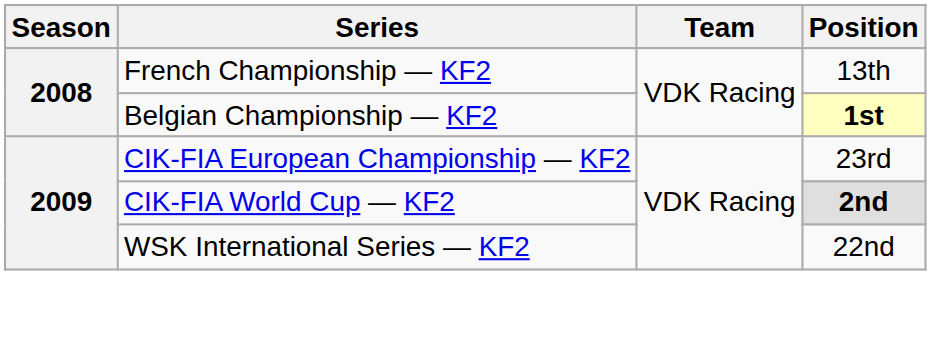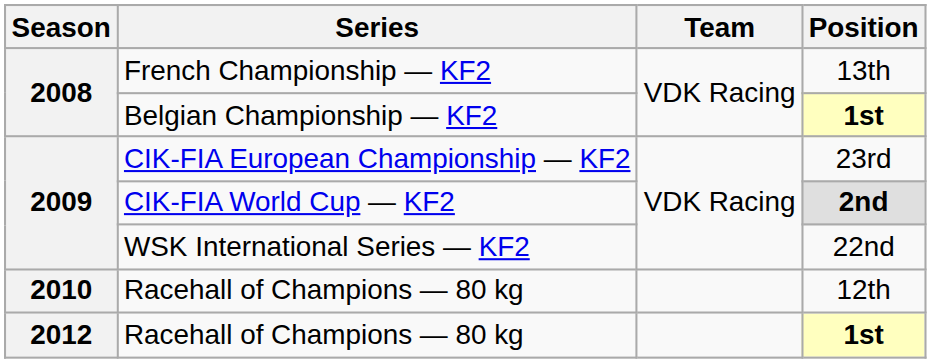+ row: (324, 290)
+ row: (324, 334)
